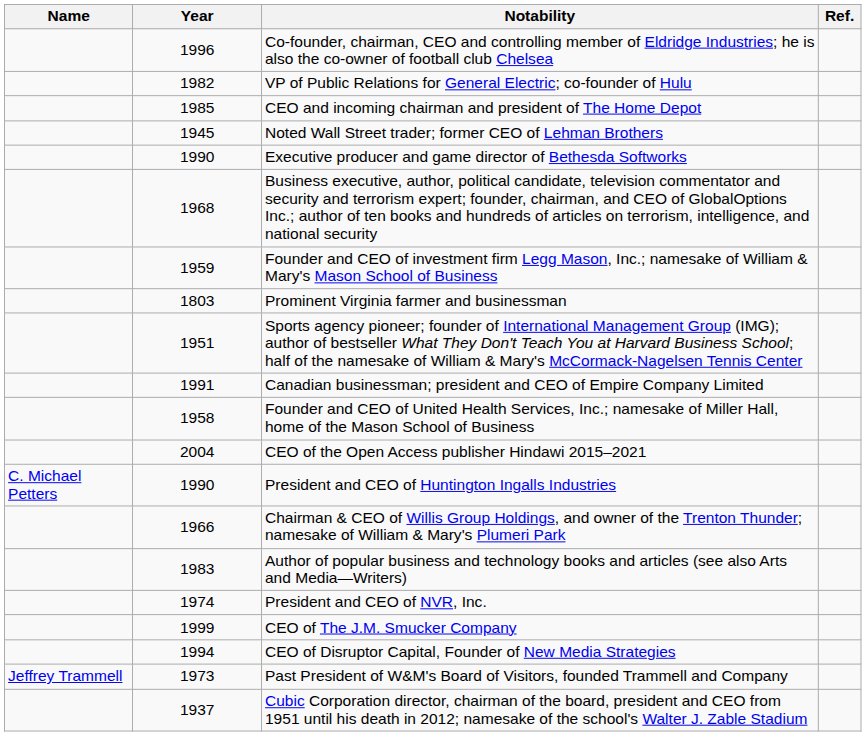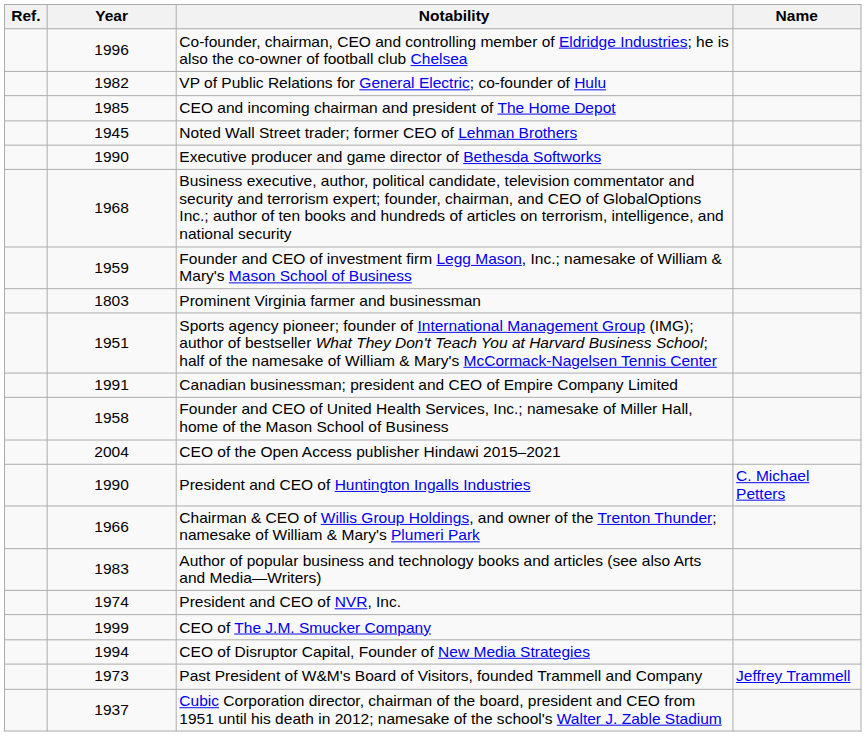columns swapped: (69, 16) <-> (840, 16)
